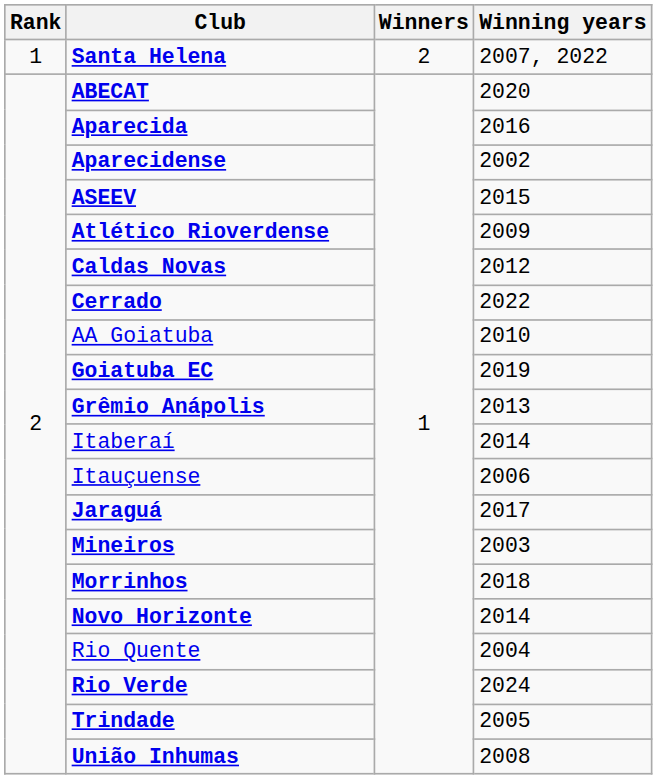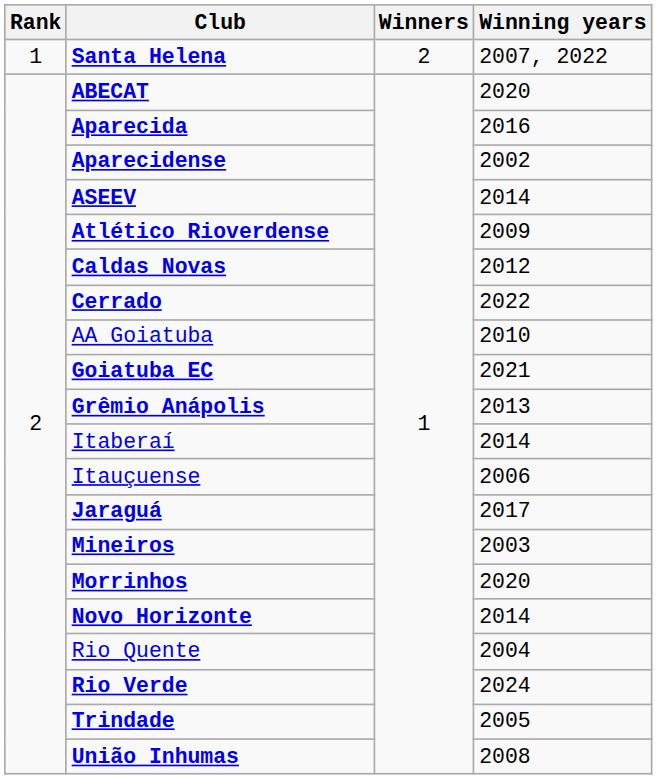(505, 197) 2015 -> (505, 197) 2014
(505, 372) 2019 -> (505, 372) 2021
(505, 582) 2018 -> (505, 582) 2020
